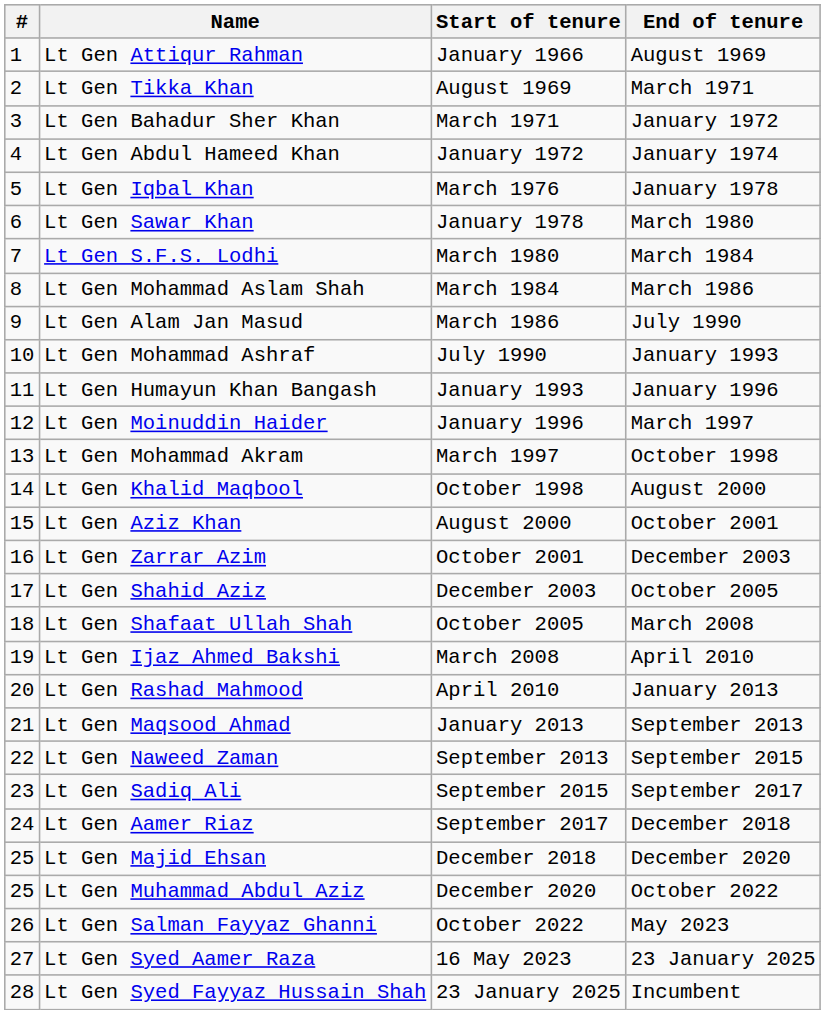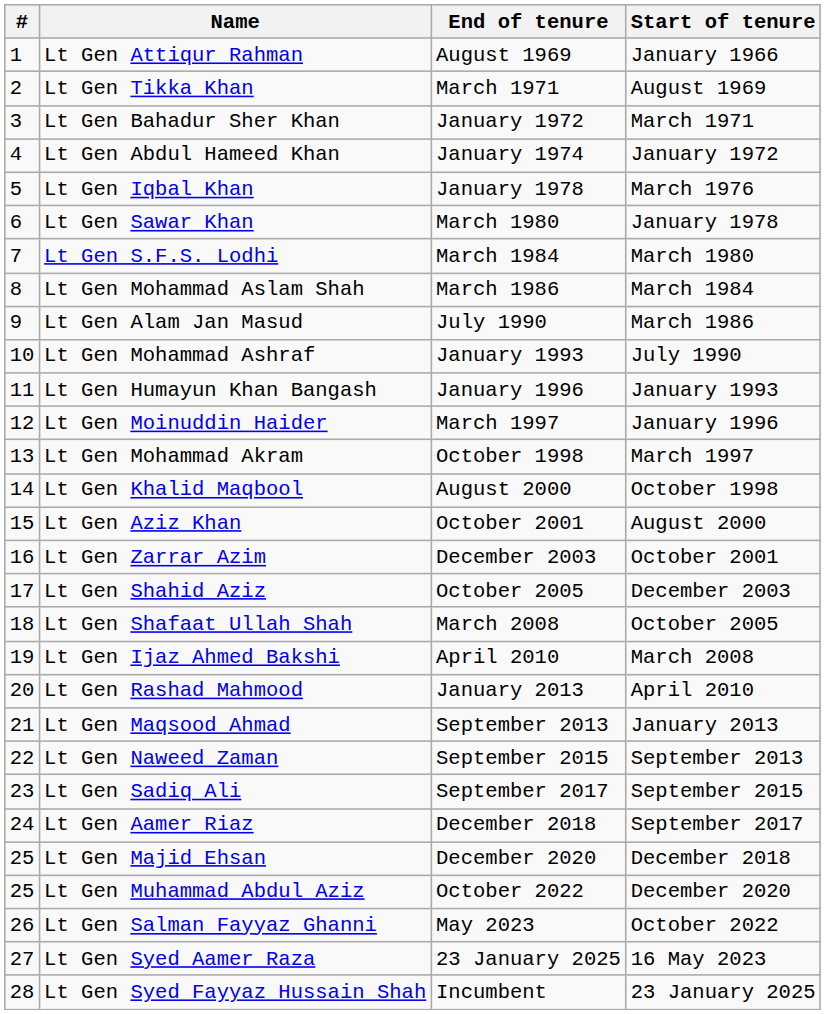columns swapped: (528, 22) <-> (723, 22)
